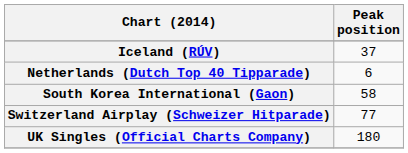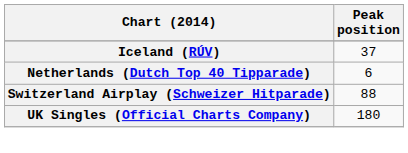- row: (169, 95)
(368, 116) 77 -> (368, 95) 88
